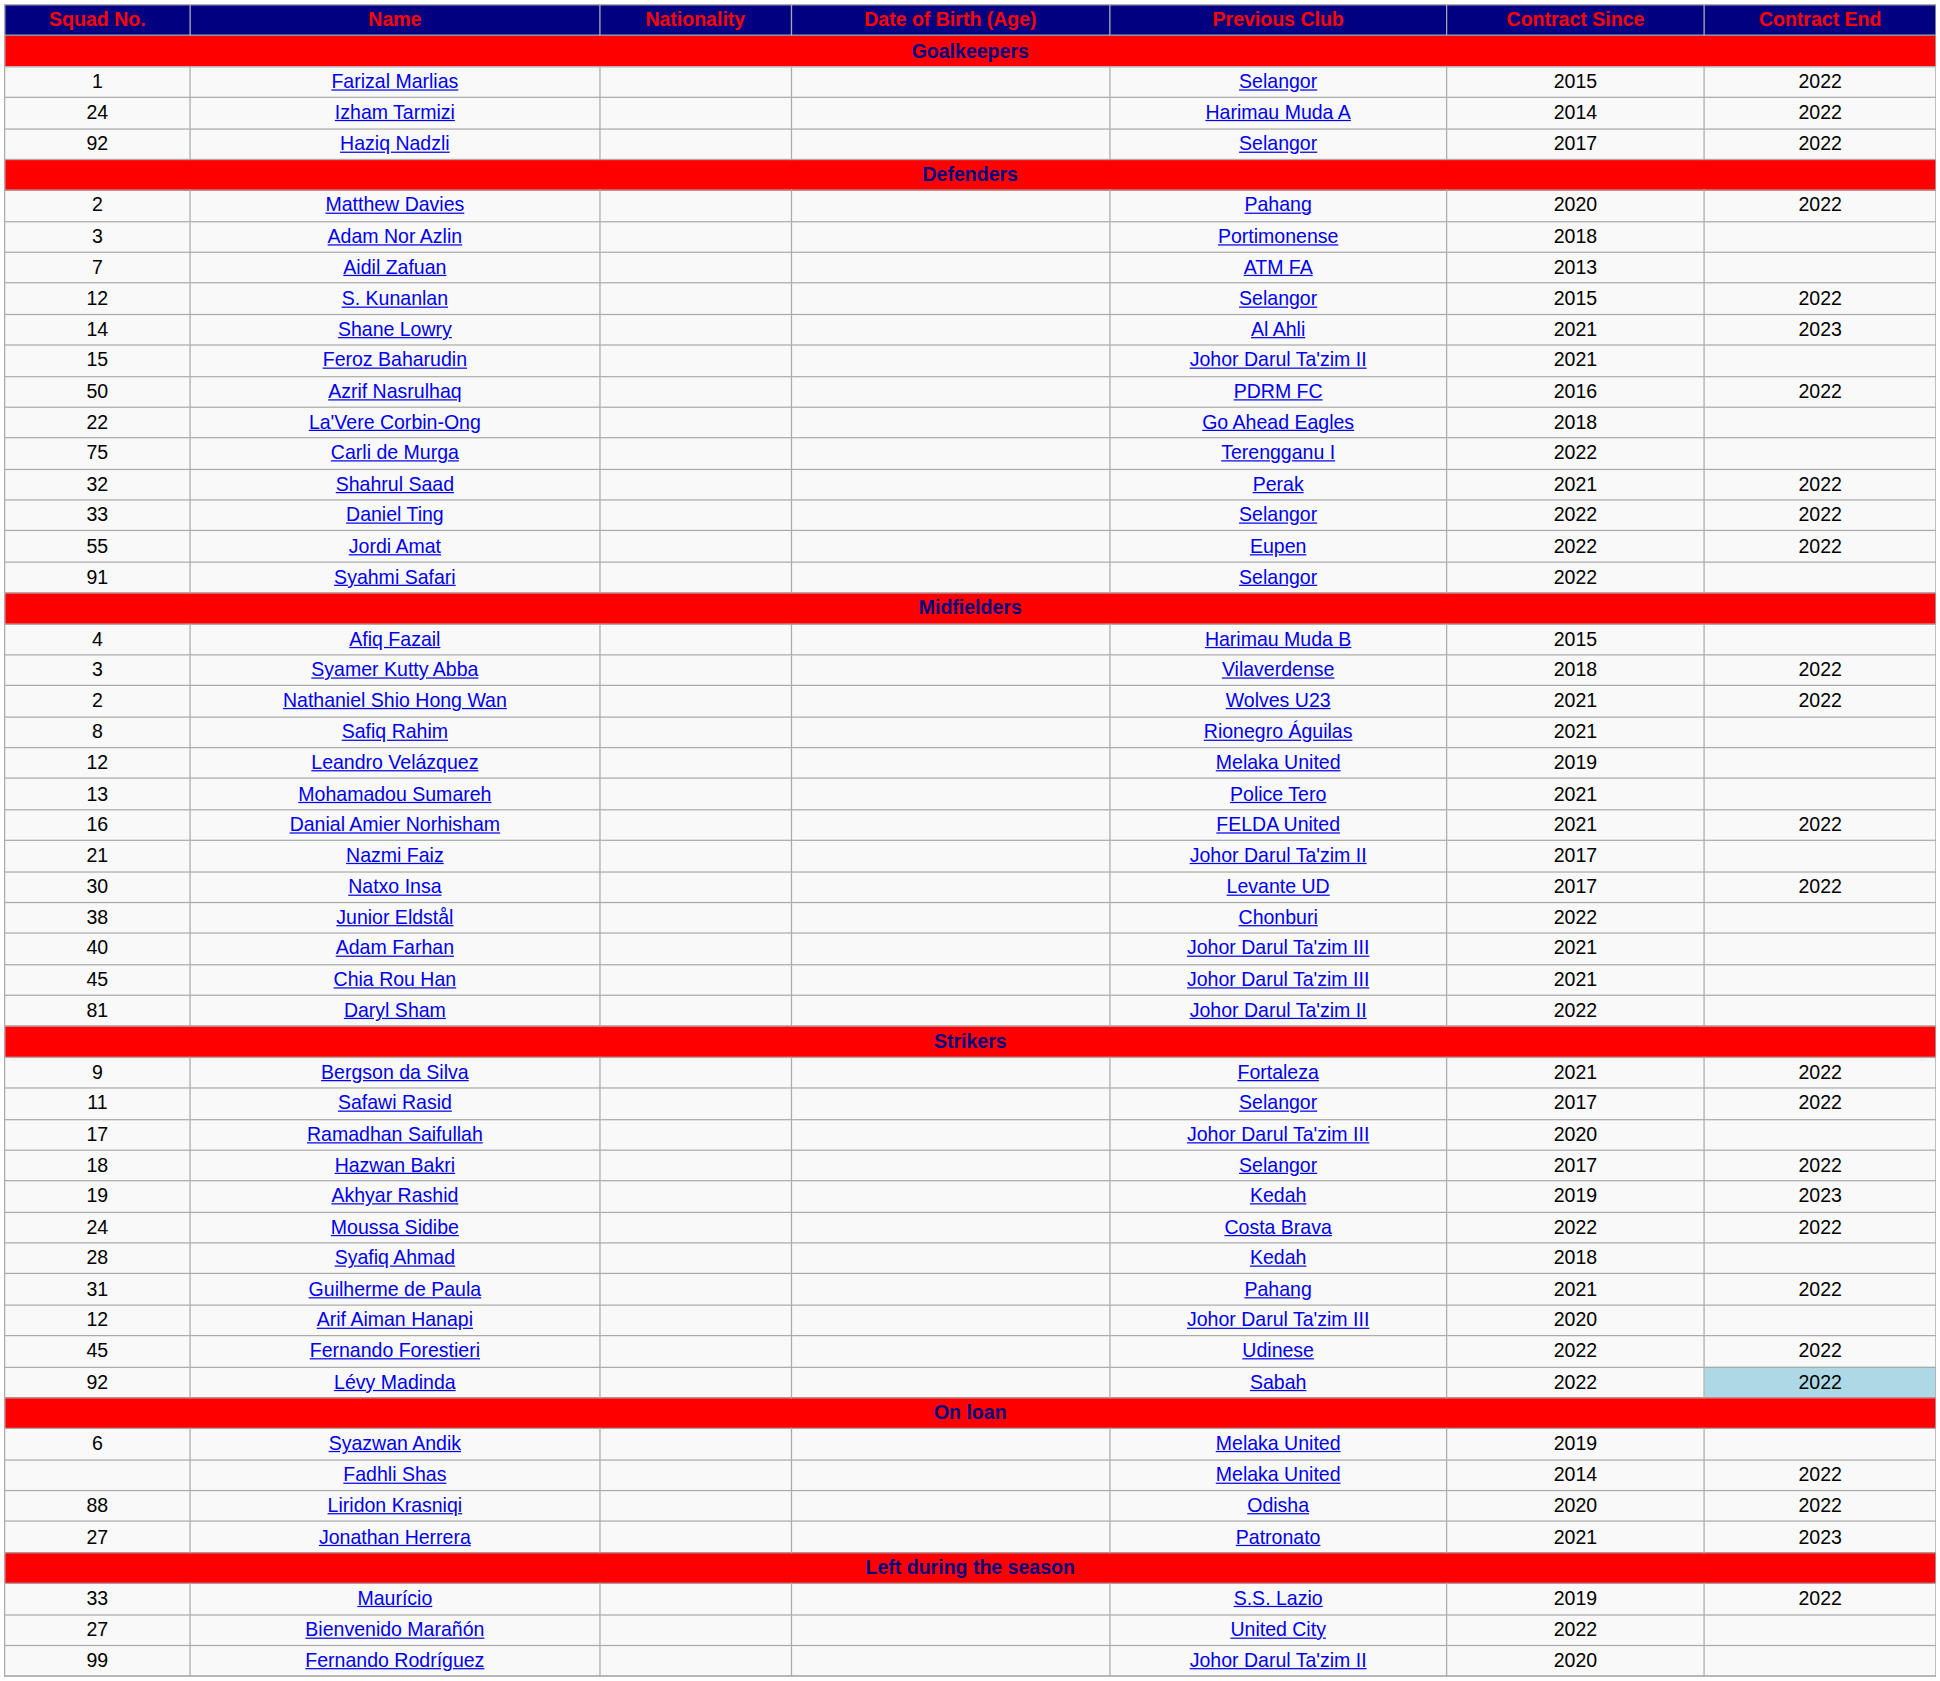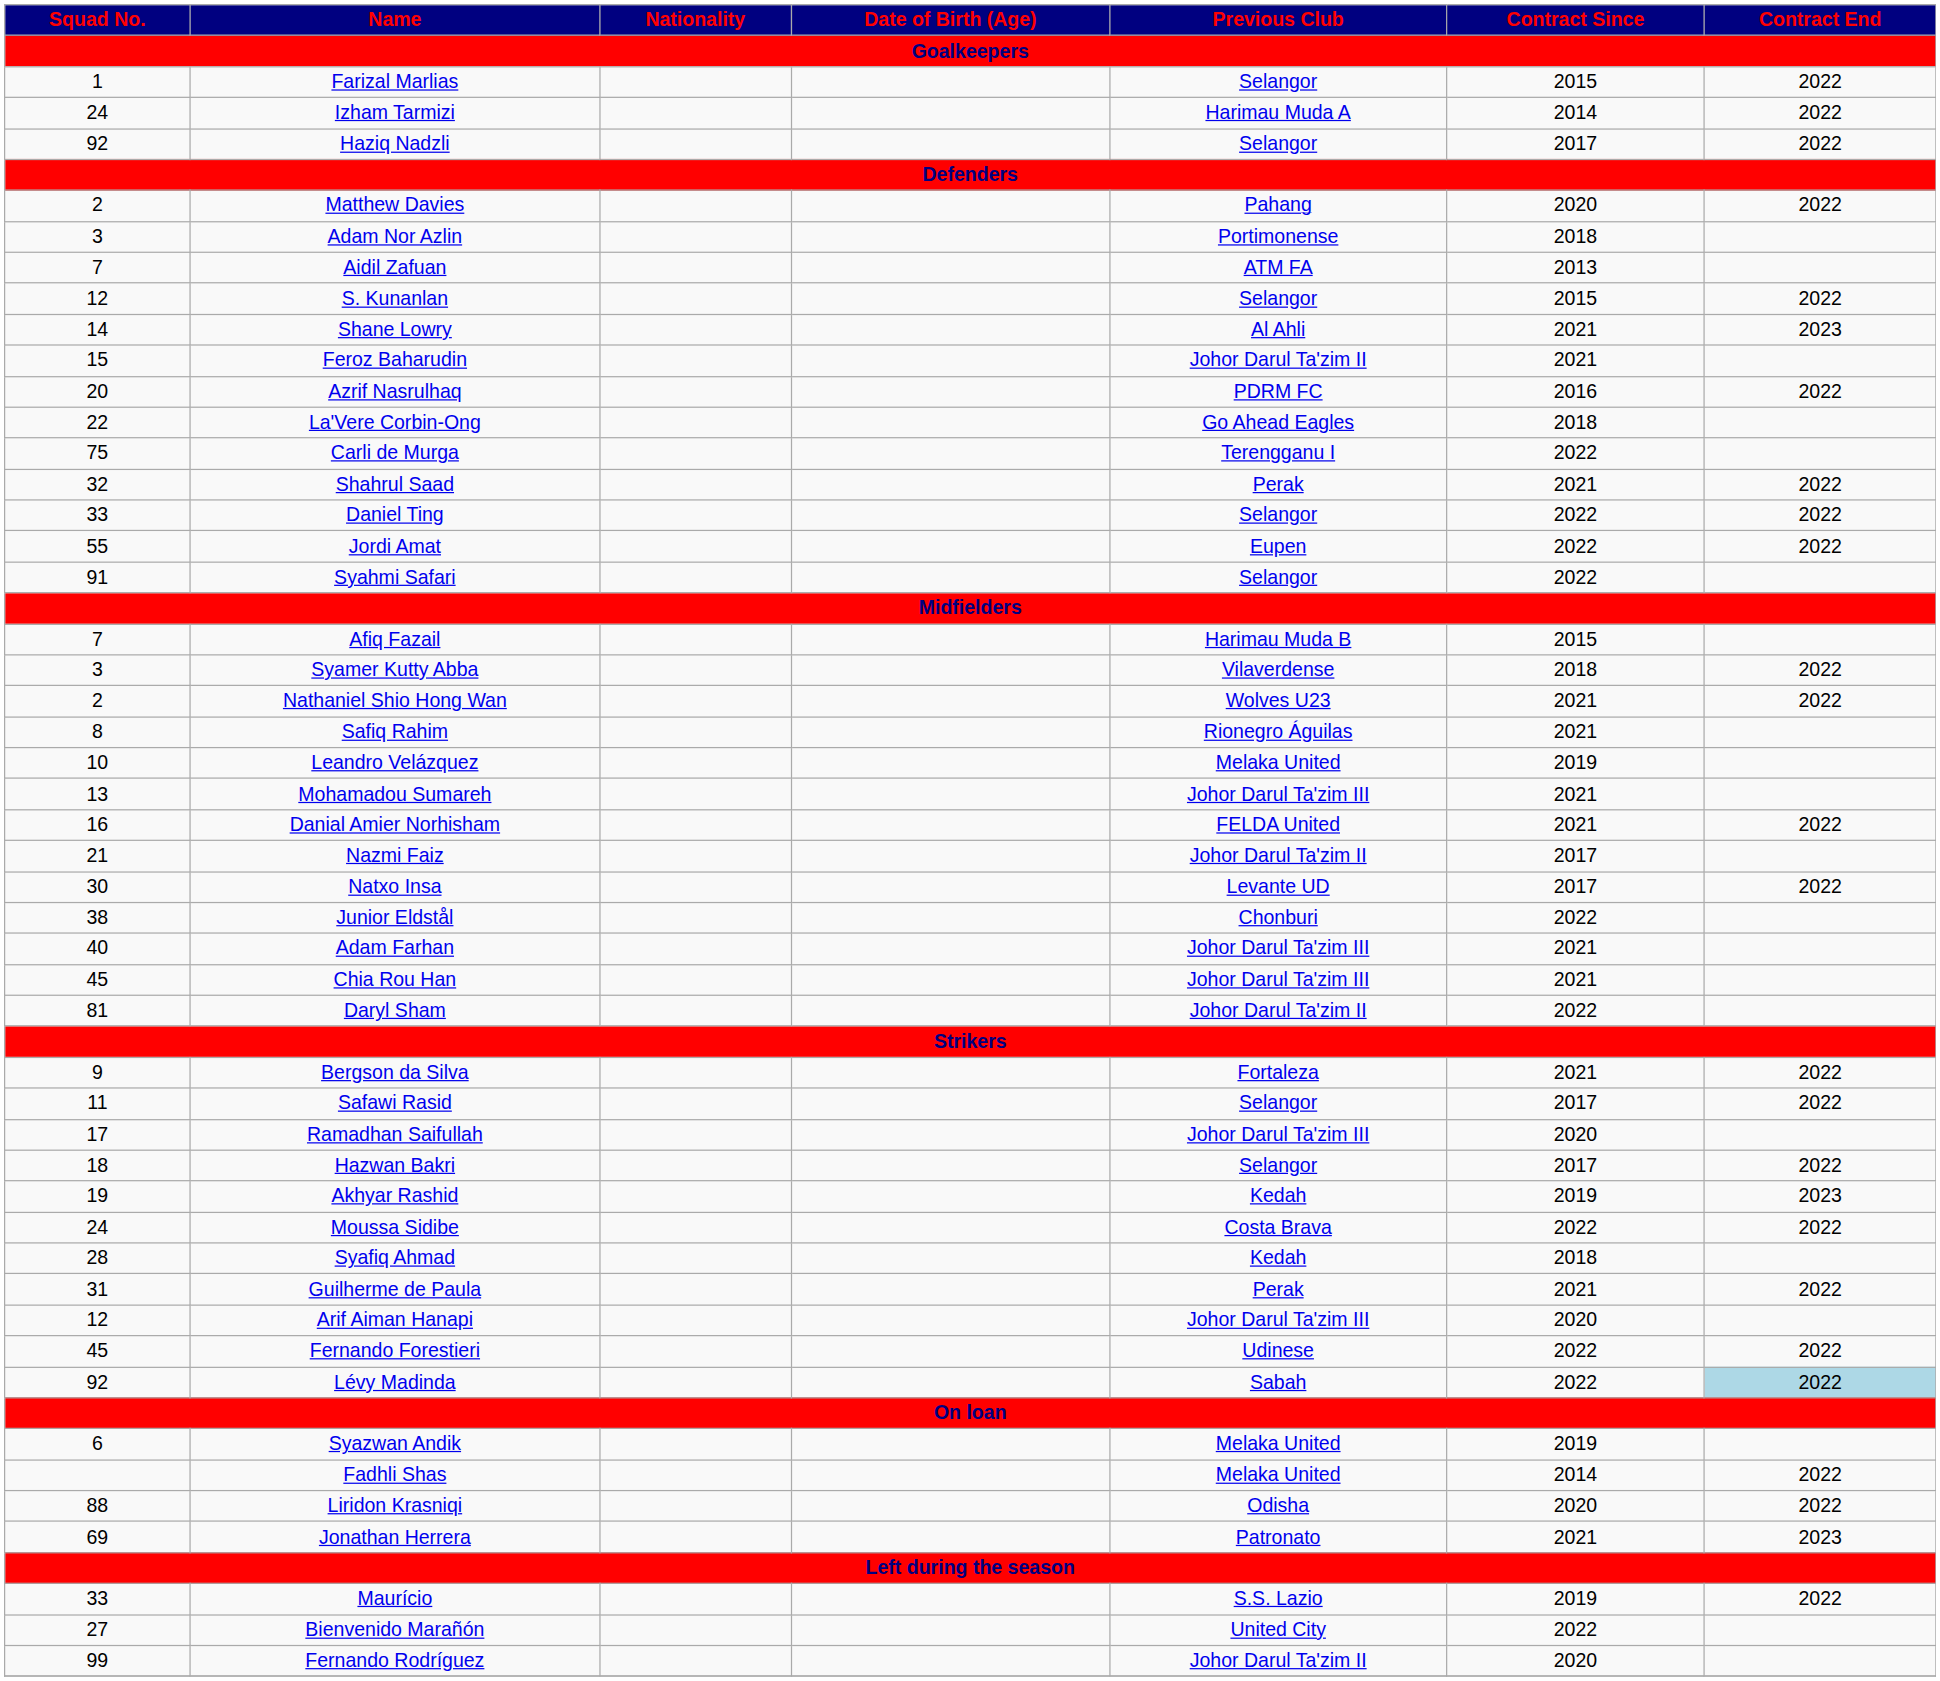(97, 391) 50 -> (97, 391) 20
(97, 639) 4 -> (97, 639) 7
(97, 762) 12 -> (97, 762) 10
(1278, 793) Police Tero -> (1278, 793) Johor Darul Ta'zim III
(1278, 1289) Pahang -> (1278, 1289) Perak
(97, 1536) 27 -> (97, 1536) 69
